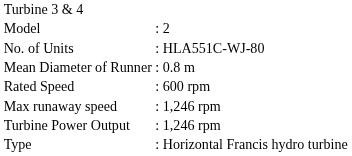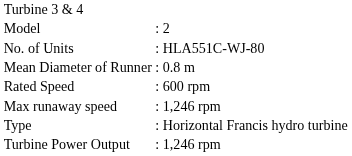rows swapped: (18, 145) <-> (67, 125)
